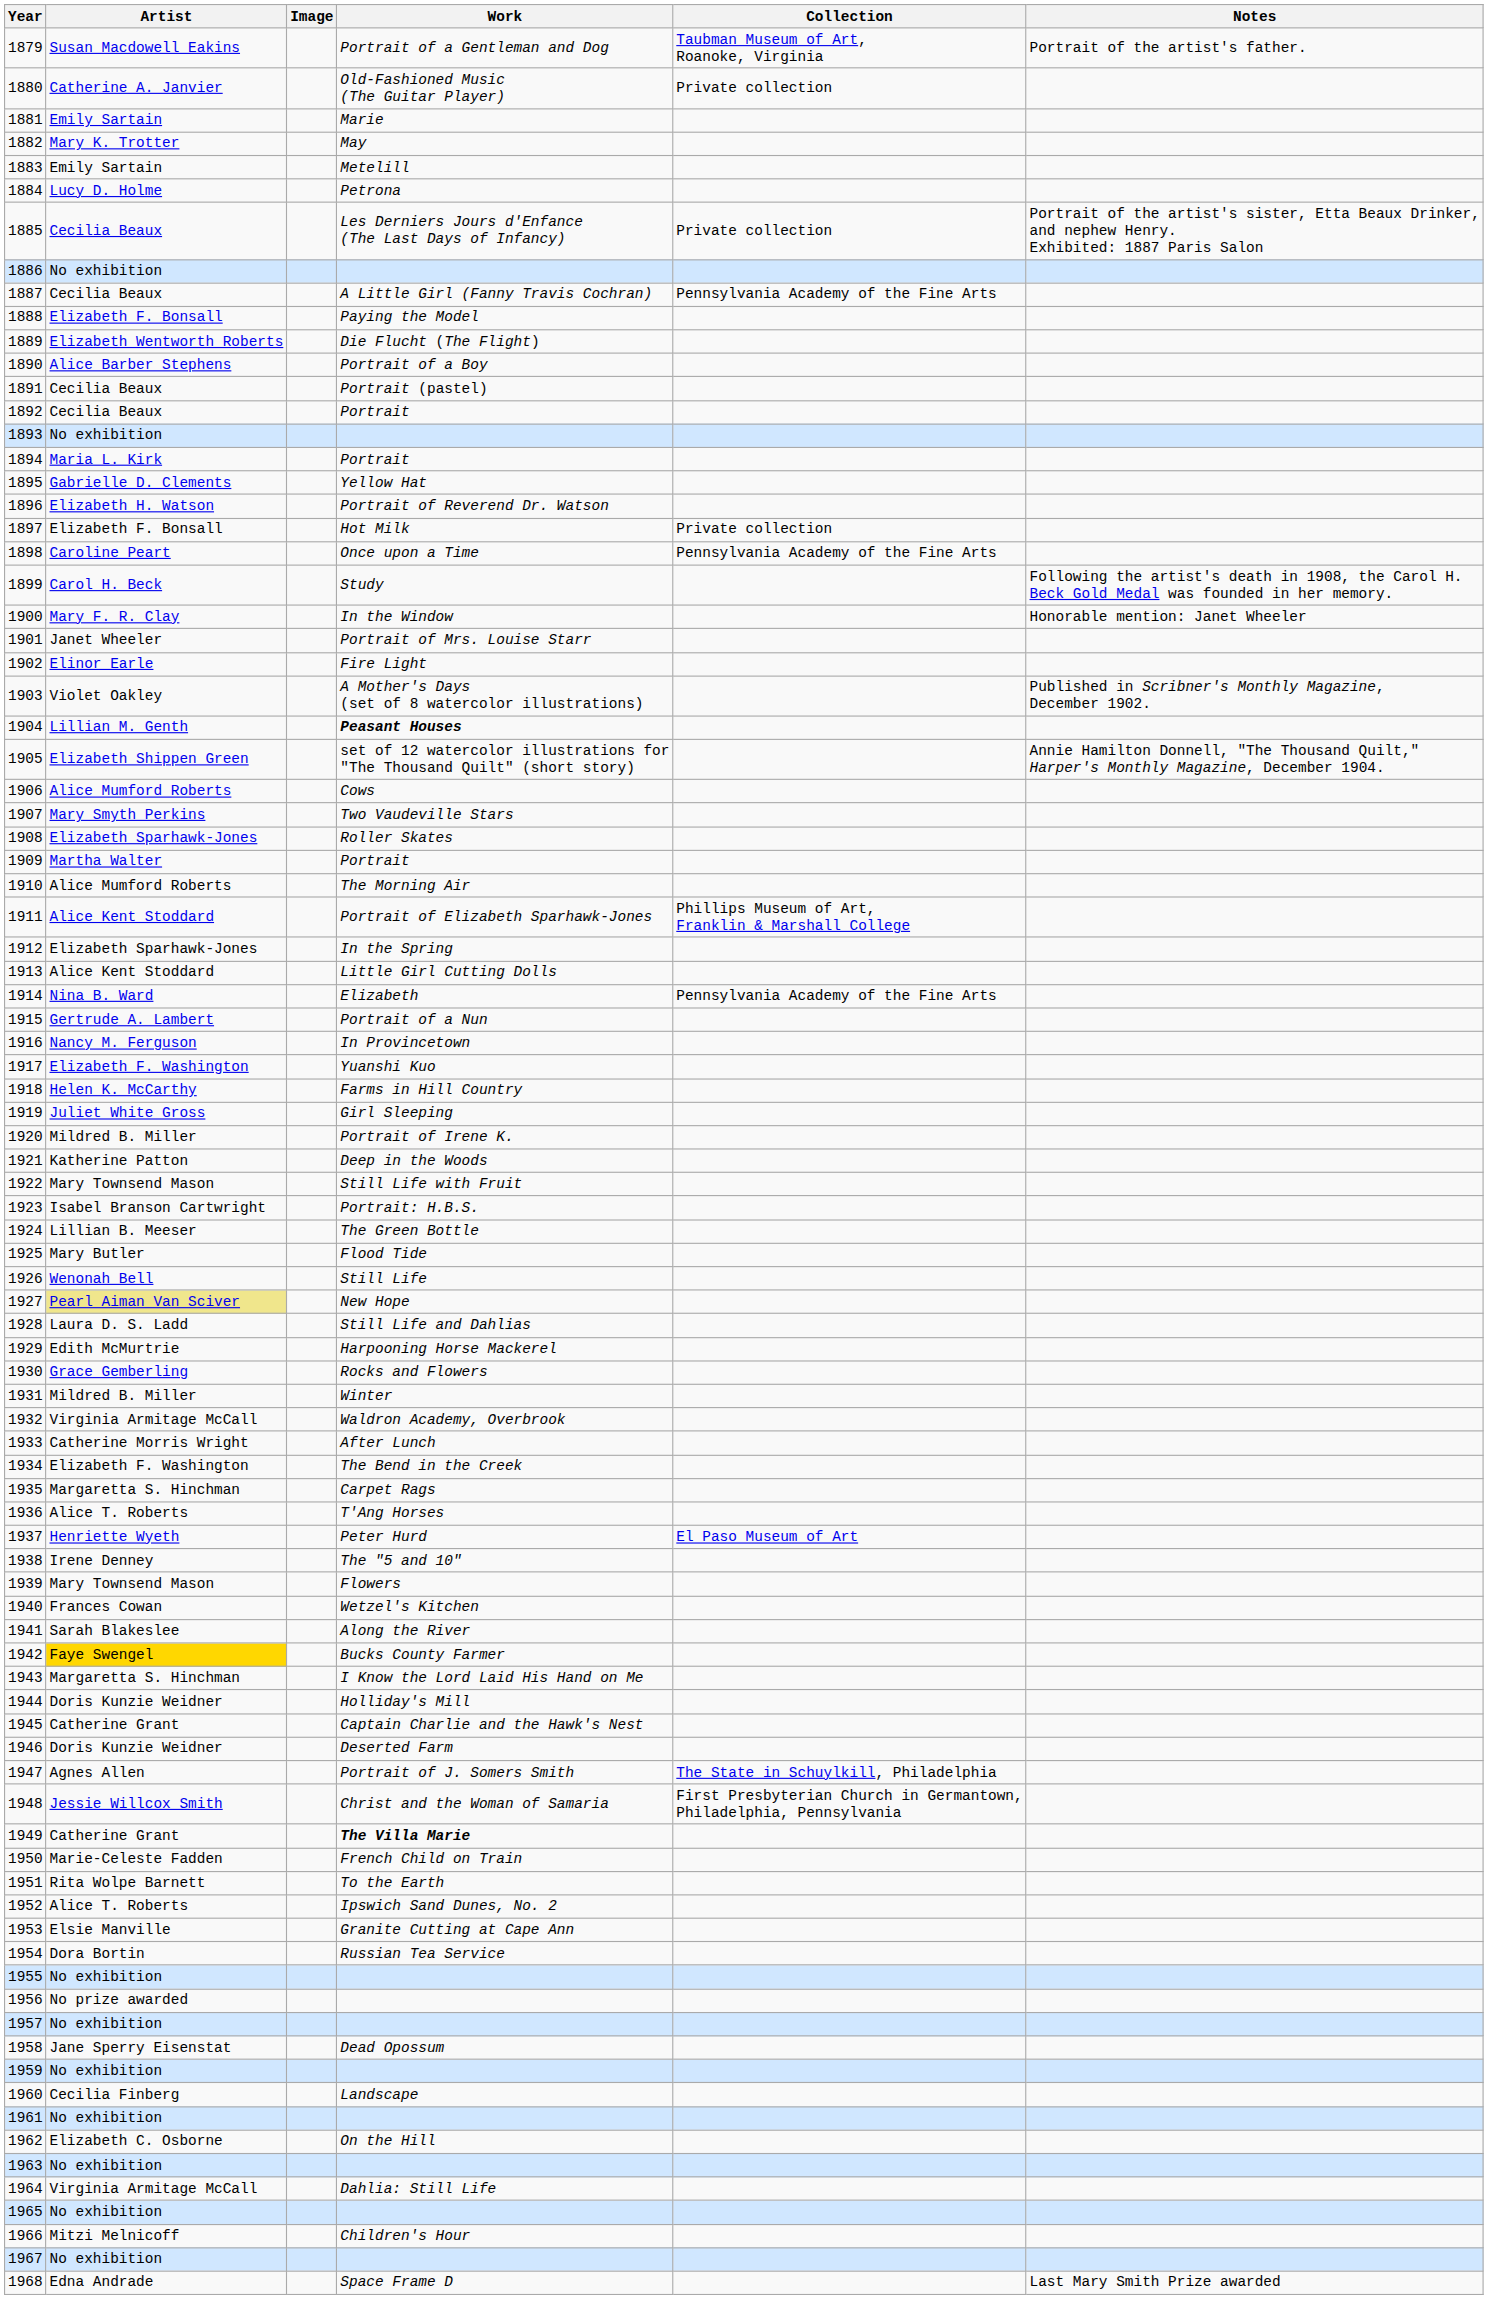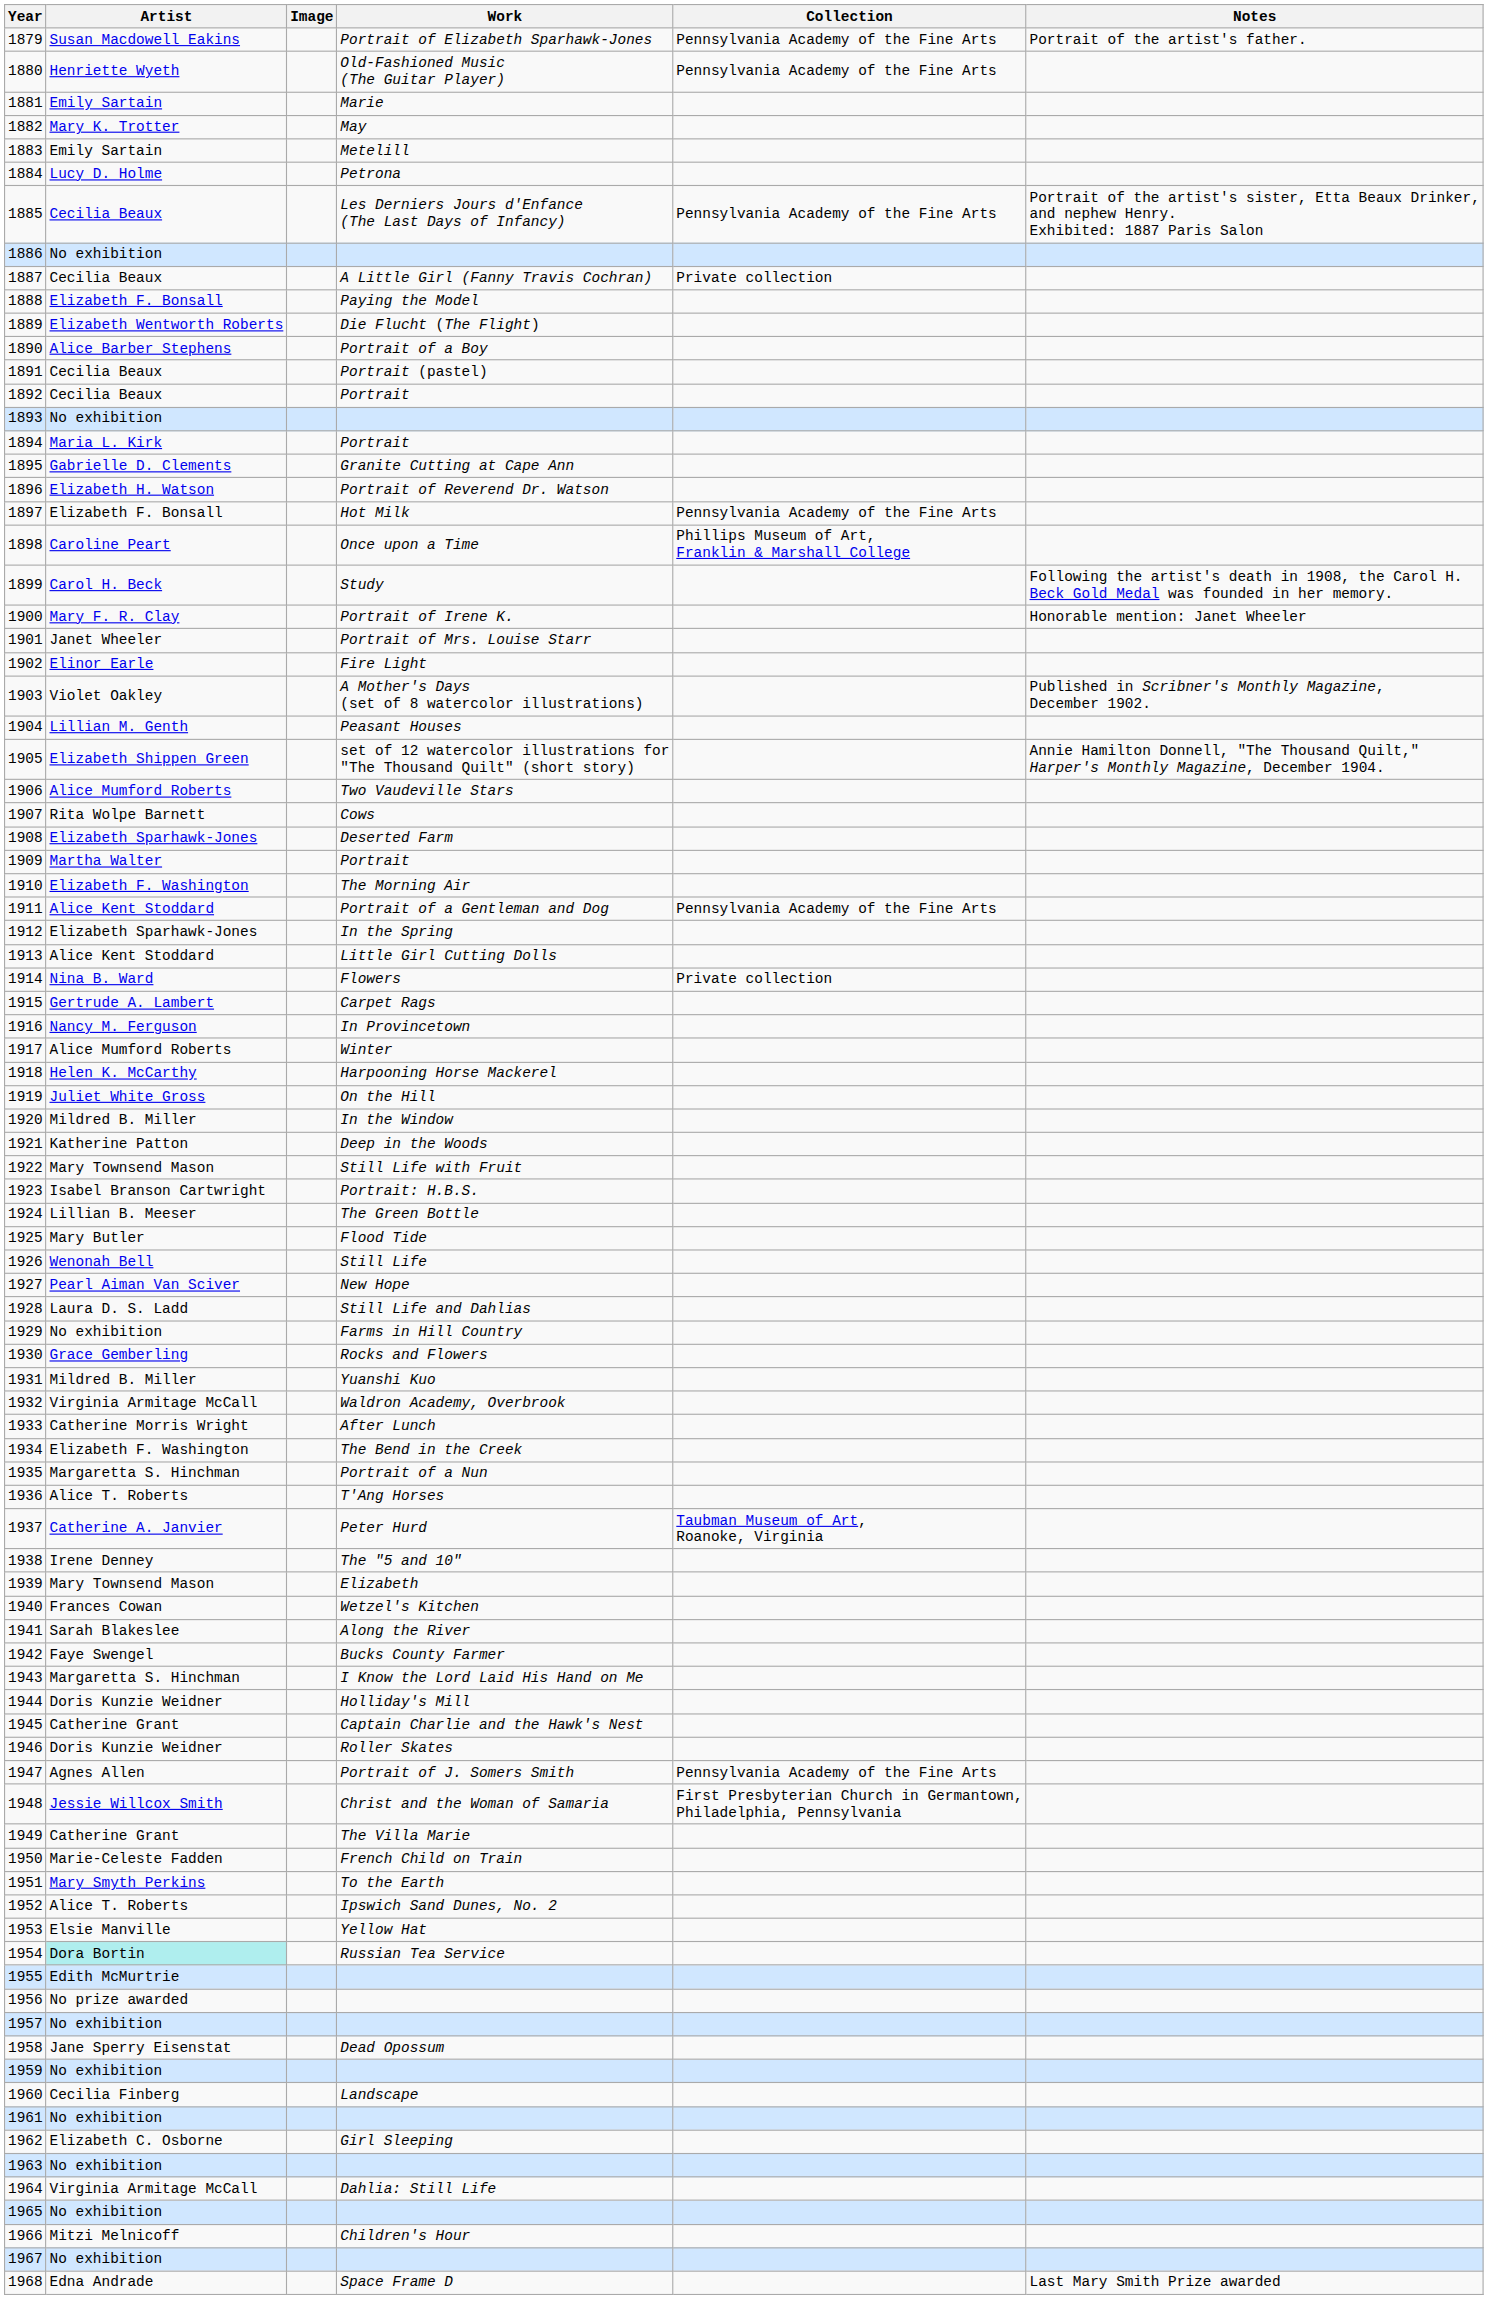(475, 48) Portrait of a Gentleman and Dog -> (496, 40) Portrait of Elizabeth Sparhawk-Jones
(772, 48) Taubman Museum of Art, Roanoke, Virginia -> (836, 40) Pennsylvania Academy of the Fine Arts
(136, 88) Catherine A. Janvier -> (114, 72) Henriette Wyeth
(754, 88) Private collection -> (836, 72) Pennsylvania Academy of the Fine Arts
(754, 231) Private collection -> (836, 214) Pennsylvania Academy of the Fine Arts
(836, 295) Pennsylvania Academy of the Fine Arts -> (754, 278) Private collection
(384, 483) Yellow Hat -> (457, 466) Granite Cutting at Cape Ann
(754, 530) Private collection -> (836, 513) Pennsylvania Academy of the Fine Arts
(836, 553) Pennsylvania Academy of the Fine Arts -> (793, 545) Phillips Museum of Art, Franklin & Marshall College
(397, 617) In the Window -> (427, 617) Portrait of Irene K.
(401, 728) bold -> (401, 728) normal
(358, 791) Cows -> (427, 791) Two Vaudeville Stars
(127, 815) Mary Smyth Perkins -> (127, 815) Rita Wolpe Barnett
(427, 815) Two Vaudeville Stars -> (358, 815) Cows
(397, 838) Roller Skates -> (397, 838) Deserted Farm
(140, 885) Alice Mumford Roberts -> (149, 885) Elizabeth F. Washington
(496, 917) Portrait of Elizabeth Sparhawk-Jones -> (475, 909) Portrait of a Gentleman and Dog
(793, 917) Phillips Museum of Art, Franklin & Marshall College -> (836, 909) Pennsylvania Academy of the Fine Arts
(379, 996) Elizabeth -> (371, 980) Flowers
(836, 996) Pennsylvania Academy of the Fine Arts -> (754, 980) Private collection
(414, 1020) Portrait of a Nun -> (388, 1003) Carpet Rags
(149, 1067) Elizabeth F. Washington -> (140, 1050) Alice Mumford Roberts
(388, 1067) Yuanshi Kuo -> (366, 1050) Winter
(431, 1090) Farms in Hill Country -> (449, 1074) Harpooning Horse Mackerel
(397, 1114) Girl Sleeping -> (388, 1097) On the Hill
(427, 1137) Portrait of Irene K. -> (397, 1121) In the Window
(145, 1302) khaki background -> (145, 1285) no background
(114, 1349) Edith McMurtrie -> (106, 1332) No exhibition
(449, 1349) Harpooning Horse Mackerel -> (431, 1332) Farms in Hill Country
(366, 1396) Winter -> (388, 1379) Yuanshi Kuo
(388, 1490) Carpet Rags -> (414, 1473) Portrait of a Nun
(114, 1537) Henriette Wyeth -> (136, 1529) Catherine A. Janvier
(767, 1537) El Paso Museum of Art -> (772, 1529) Taubman Museum of Art, Roanoke, Virginia
(371, 1584) Flowers -> (379, 1584) Elizabeth
(101, 1655) gold background -> (101, 1655) no background
(397, 1749) Deserted Farm -> (397, 1749) Roller Skates
(836, 1772) The State in Schuylkill, Philadelphia -> (836, 1772) Pennsylvania Academy of the Fine Arts
(405, 1836) bold -> (405, 1836) normal
(127, 1883) Rita Wolpe Barnett -> (127, 1883) Mary Smyth Perkins
(457, 1930) Granite Cutting at Cape Ann -> (384, 1930) Yellow Hat
(97, 1954) no background -> (97, 1954) paleturquoise background
(106, 1977) No exhibition -> (114, 1977) Edith McMurtrie
(388, 2142) On the Hill -> (397, 2142) Girl Sleeping
